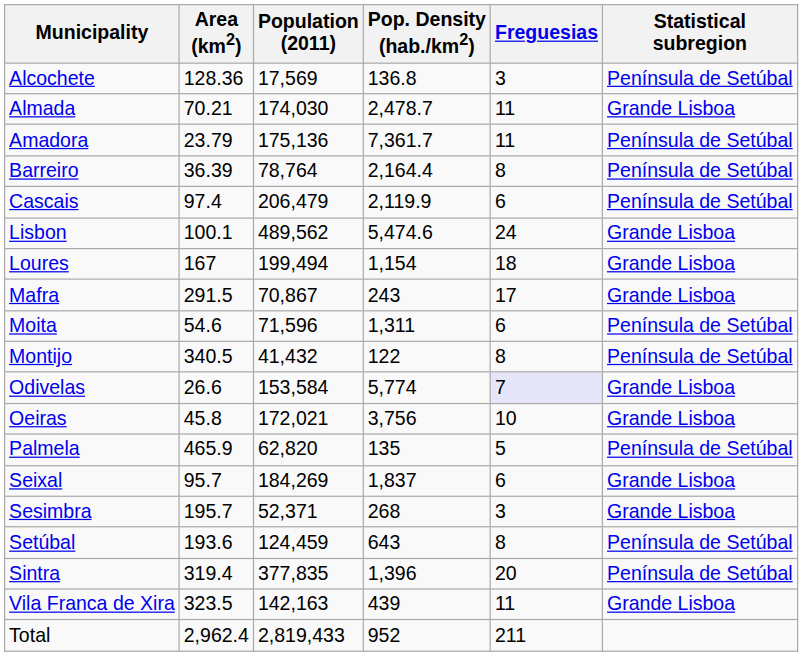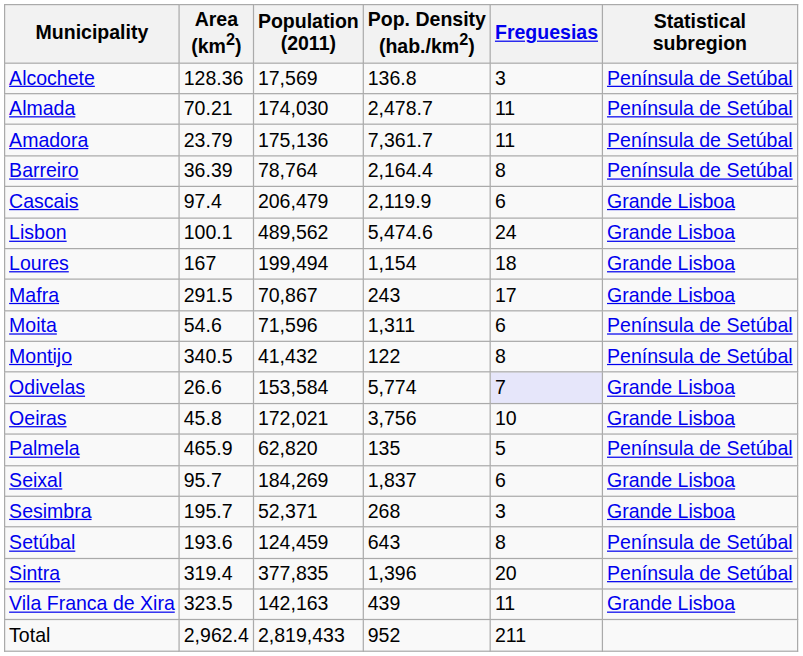(671, 109) Grande Lisboa -> (700, 109) Península de Setúbal
(700, 202) Península de Setúbal -> (671, 202) Grande Lisboa
